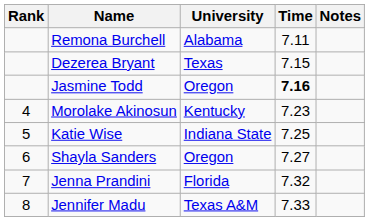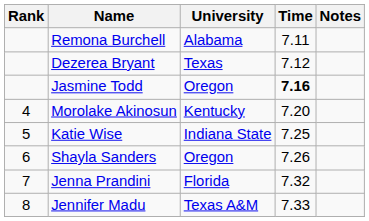(296, 63) 7.15 -> (296, 63) 7.12
(296, 110) 7.23 -> (296, 110) 7.20
(296, 157) 7.27 -> (296, 157) 7.26
